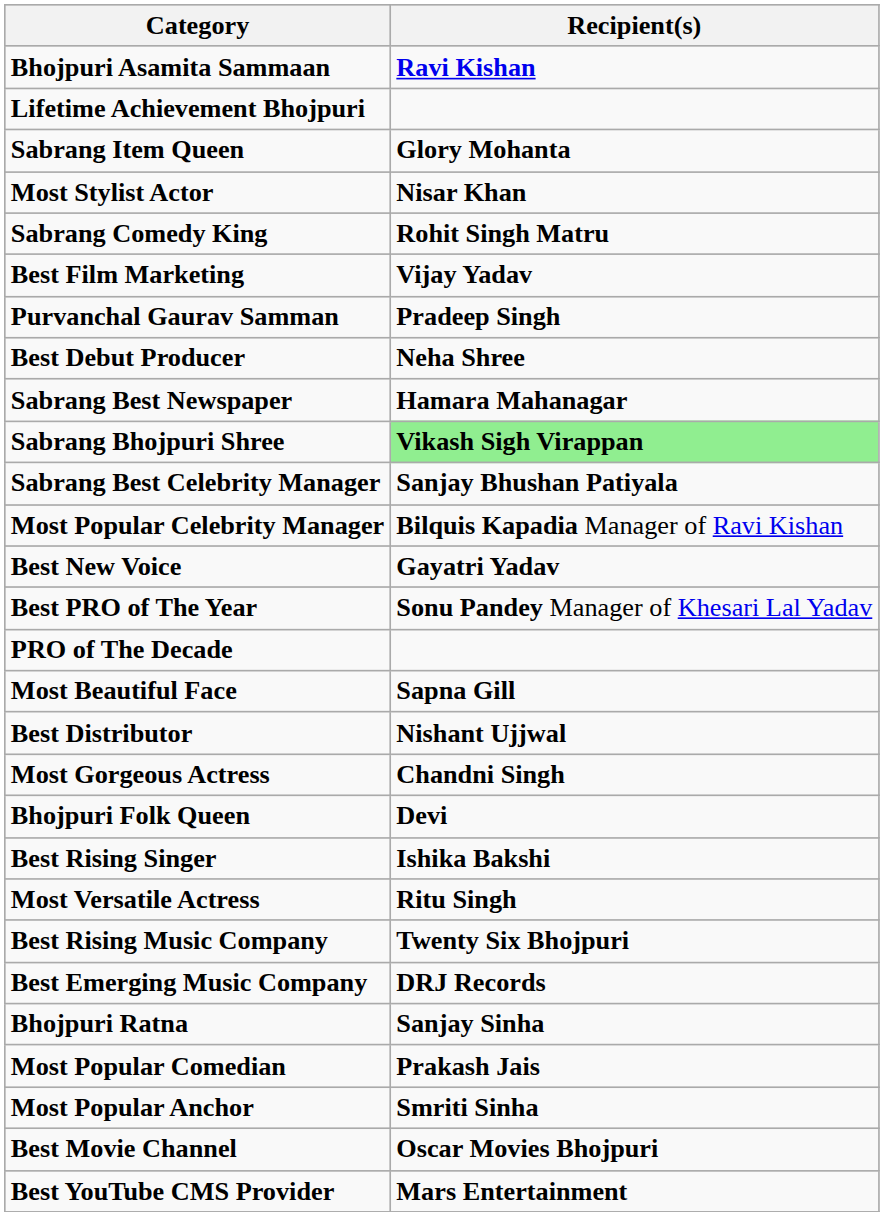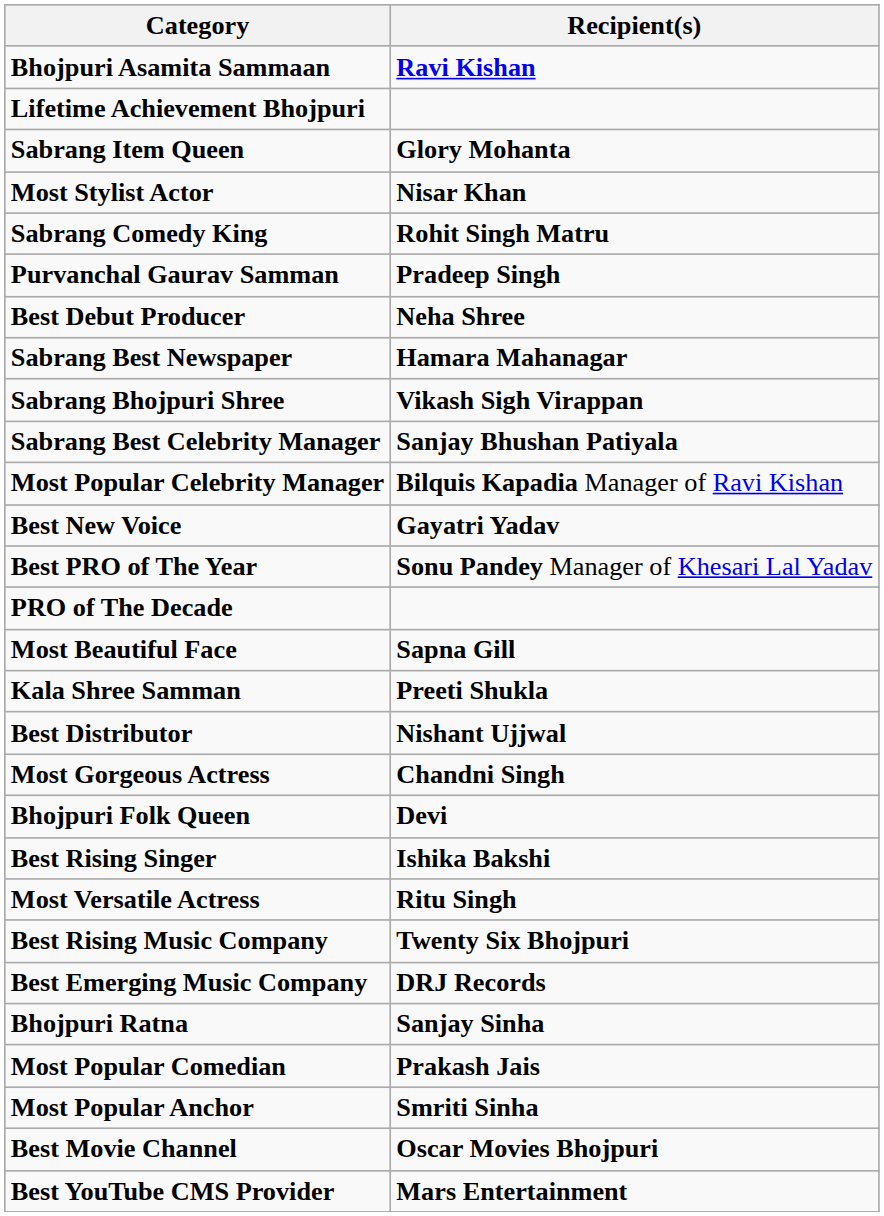- row: (127, 274)
(520, 441) lightgreen background -> (520, 399) no background
+ row: (126, 691)
